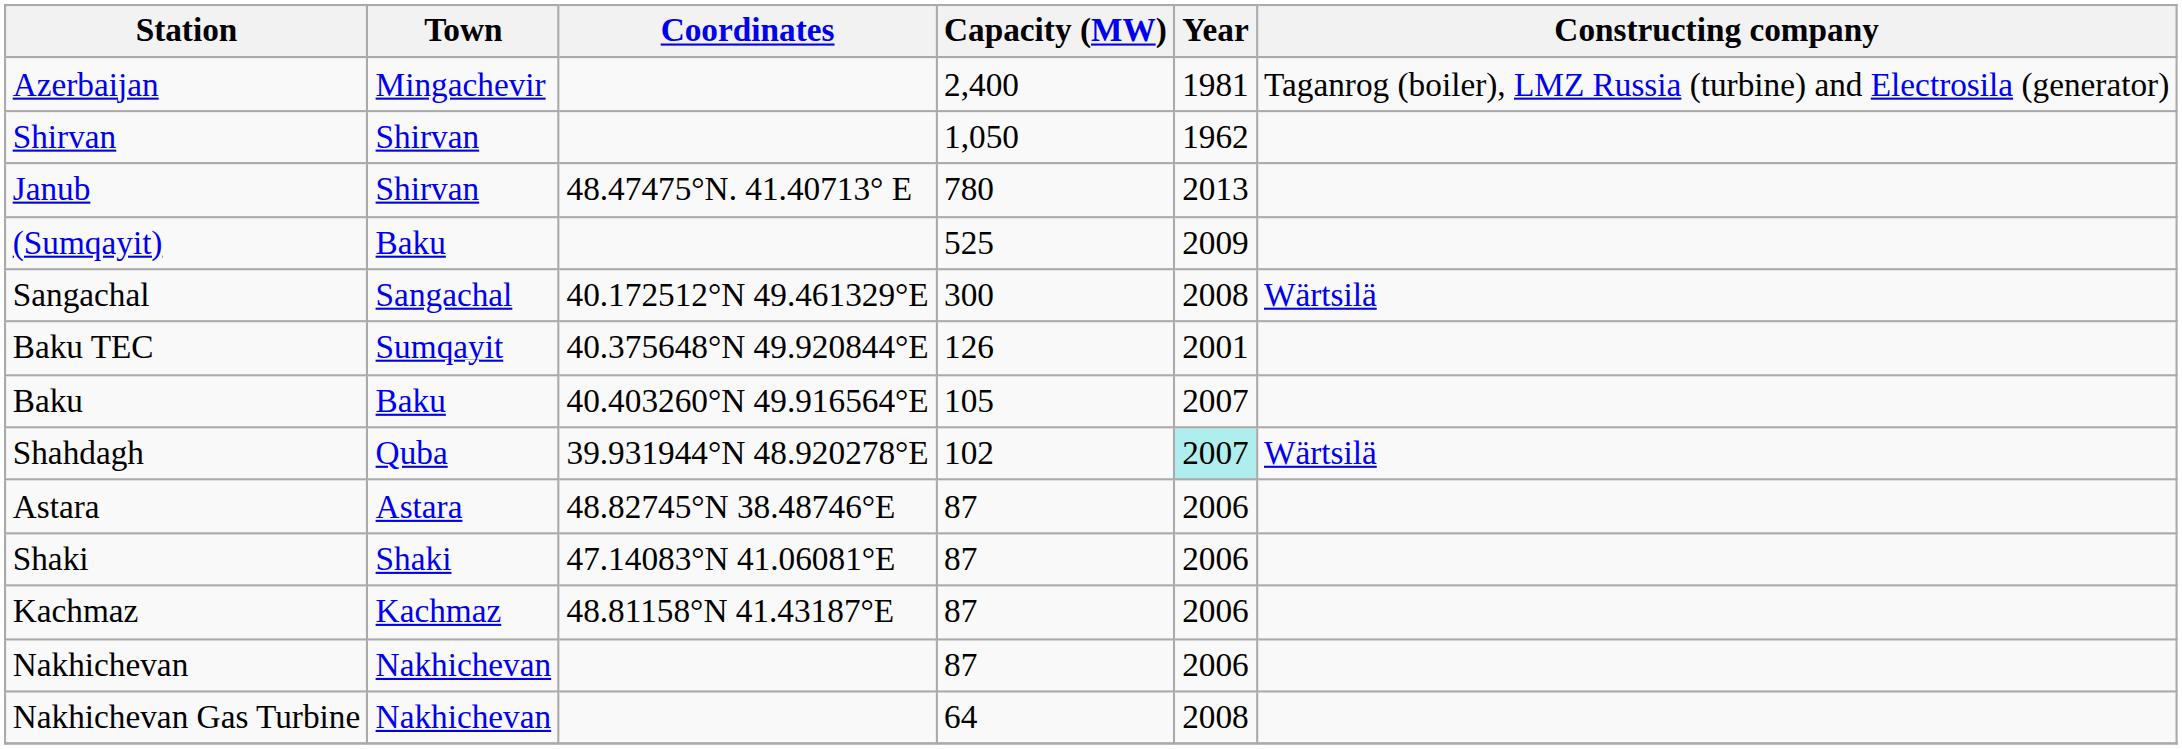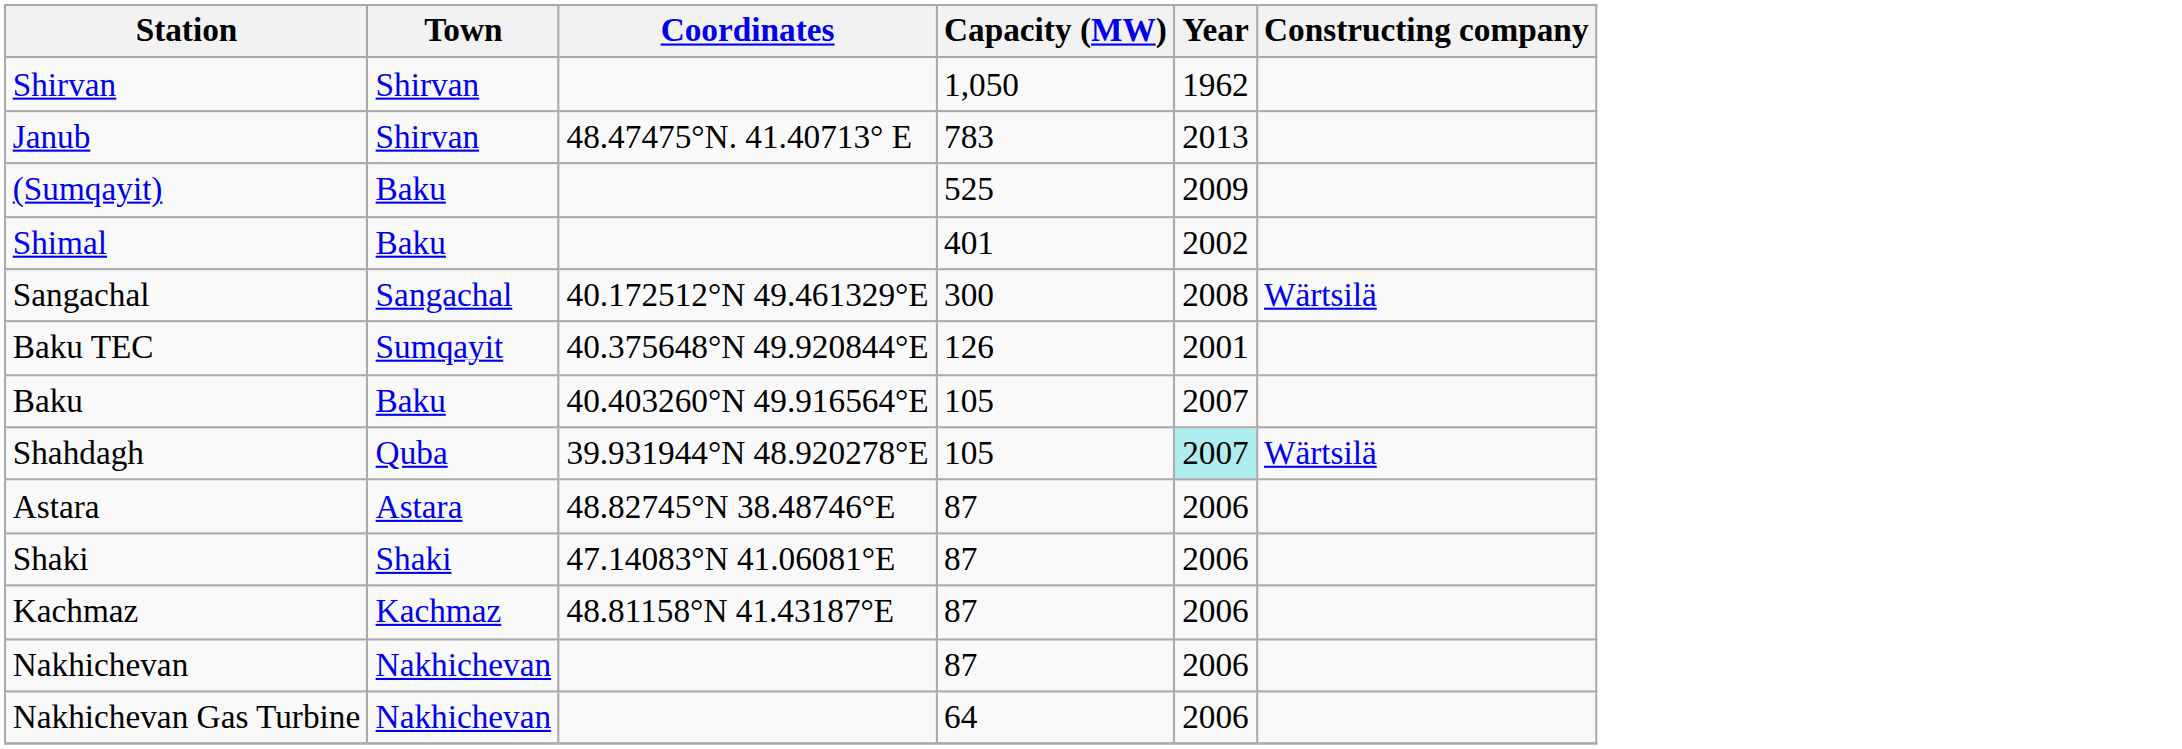- row: (86, 83)
(969, 189) 780 -> (969, 136) 783
+ row: (60, 242)
(969, 453) 102 -> (969, 453) 105
(1215, 717) 2008 -> (1215, 717) 2006
